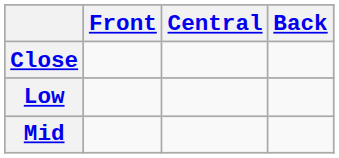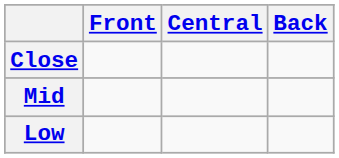rows swapped: (44, 134) <-> (44, 97)
